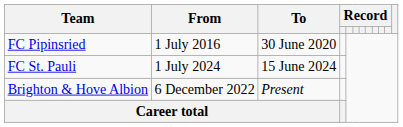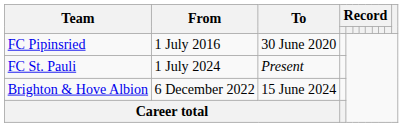(299, 66) 15 June 2024 -> (282, 66) Present
(282, 89) Present -> (299, 89) 15 June 2024
